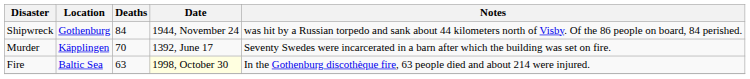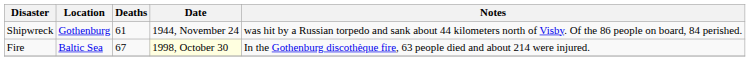(121, 30) 84 -> (121, 30) 61
- row: (23, 47)
(121, 64) 63 -> (121, 47) 67
